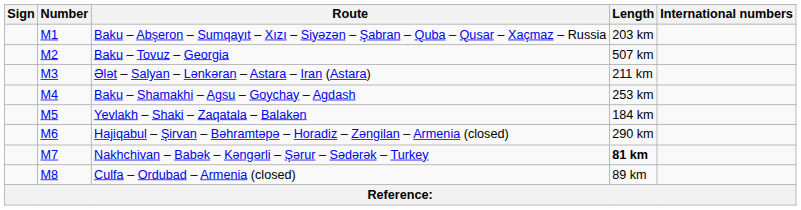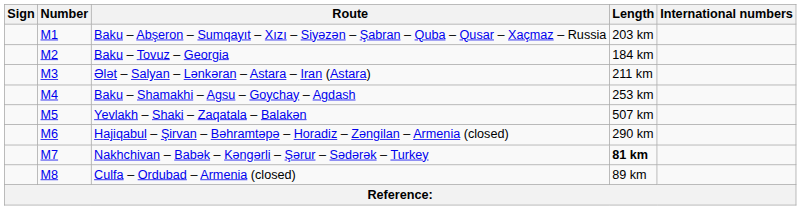(633, 54) 507 km -> (633, 54) 184 km
(633, 114) 184 km -> (633, 114) 507 km
